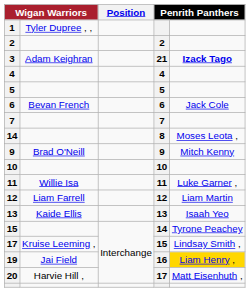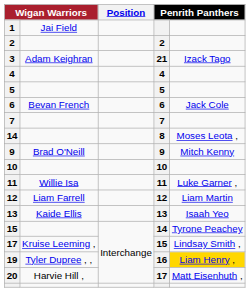(59, 28) Tyler Dupree , , -> (59, 28) Jai Field
(207, 59) bold -> (207, 59) normal
(59, 260) Jai Field -> (59, 260) Tyler Dupree , ,
